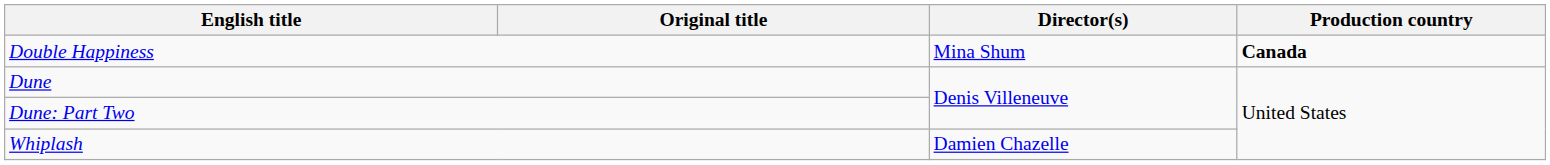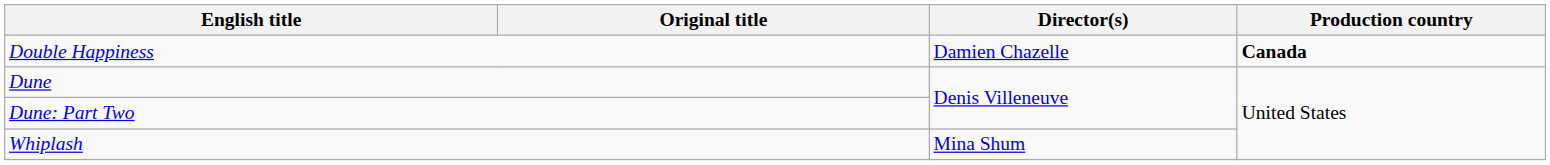(979, 50) Mina Shum -> (1001, 50) Damien Chazelle
(1001, 143) Damien Chazelle -> (979, 143) Mina Shum
